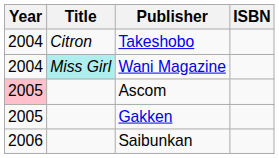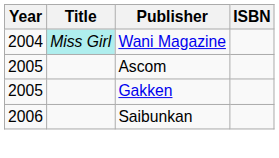- row: (156, 41)
(26, 91) pink background -> (26, 66) no background
